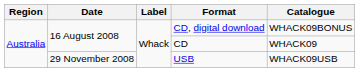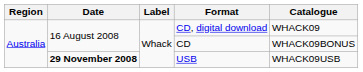(311, 28) WHACK09BONUS -> (296, 28) WHACK09
(293, 43) WHACK09 -> (314, 43) WHACK09BONUS
(92, 59) normal -> (93, 59) bold
